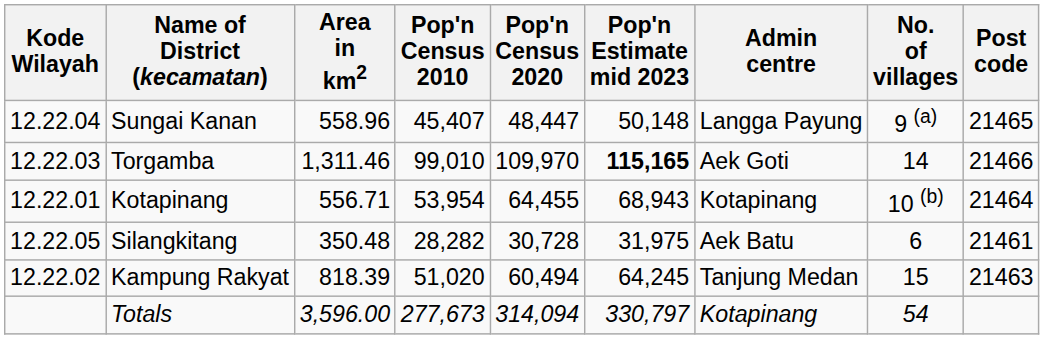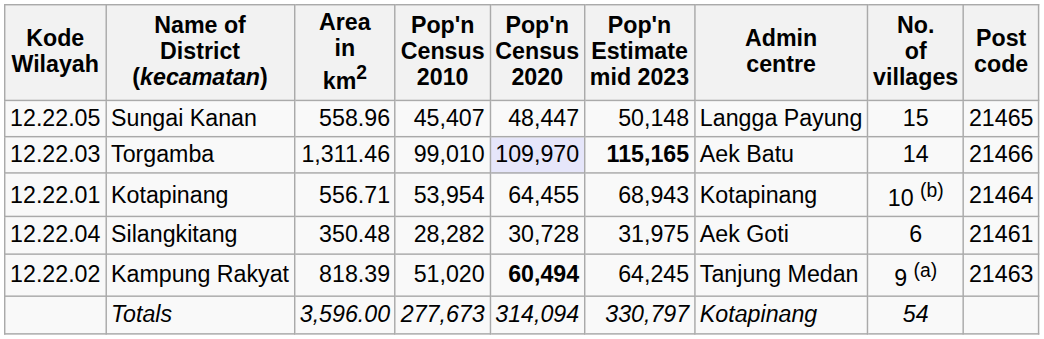(55, 121) 12.22.04 -> (55, 118) 12.22.05
(916, 121) 9 (a) -> (916, 118) 15
(537, 161) no background -> (537, 154) lavender background
(744, 161) Aek Goti -> (747, 154) Aek Batu
(55, 241) 12.22.05 -> (55, 234) 12.22.04
(747, 241) Aek Batu -> (744, 234) Aek Goti
(544, 277) normal -> (544, 274) bold
(916, 277) 15 -> (916, 274) 9 (a)
